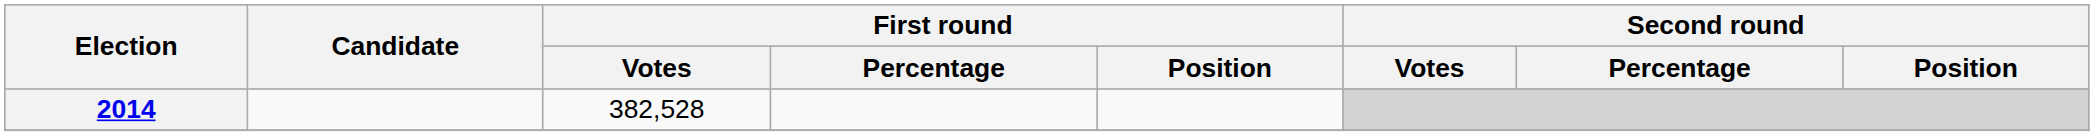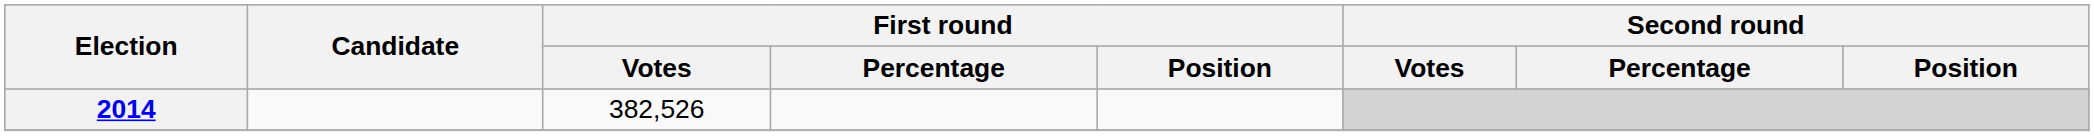(657, 109) 382,528 -> (657, 109) 382,526
